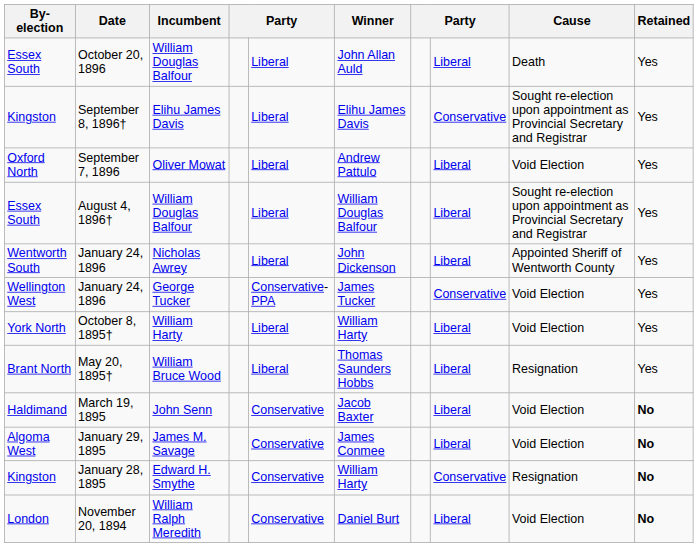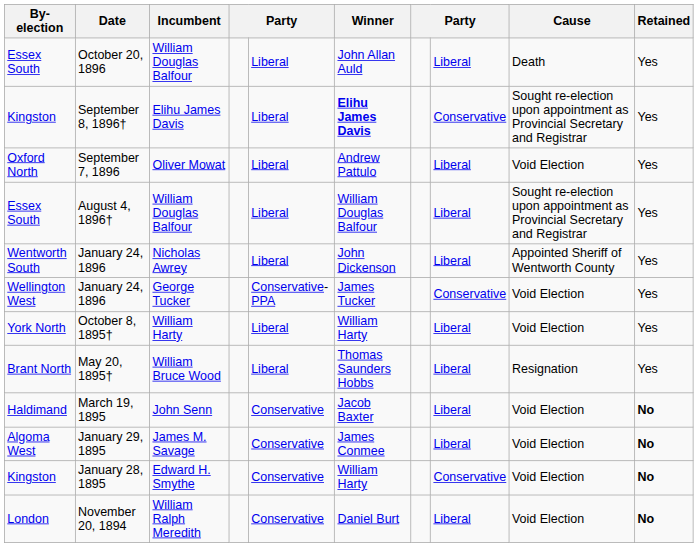(371, 117) normal -> (357, 117) bold
(545, 477) Resignation -> (548, 477) Void Election
